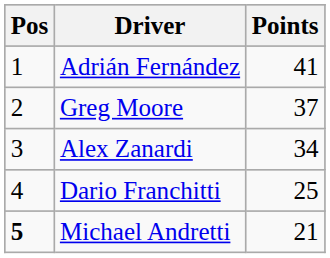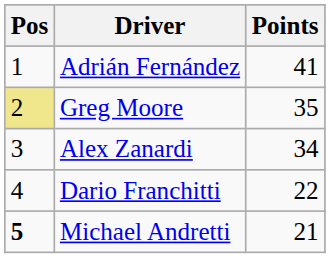(17, 108) no background -> (17, 108) khaki background
(306, 108) 37 -> (306, 108) 35
(306, 190) 25 -> (306, 190) 22
